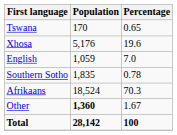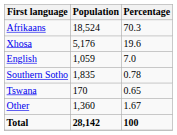rows swapped: (26, 91) <-> (22, 28)
(84, 106) bold -> (84, 106) normal
